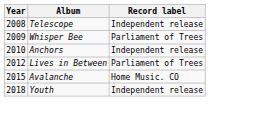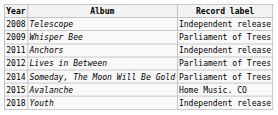(16, 50) 2010 -> (16, 50) 2011
+ row: (102, 77)
